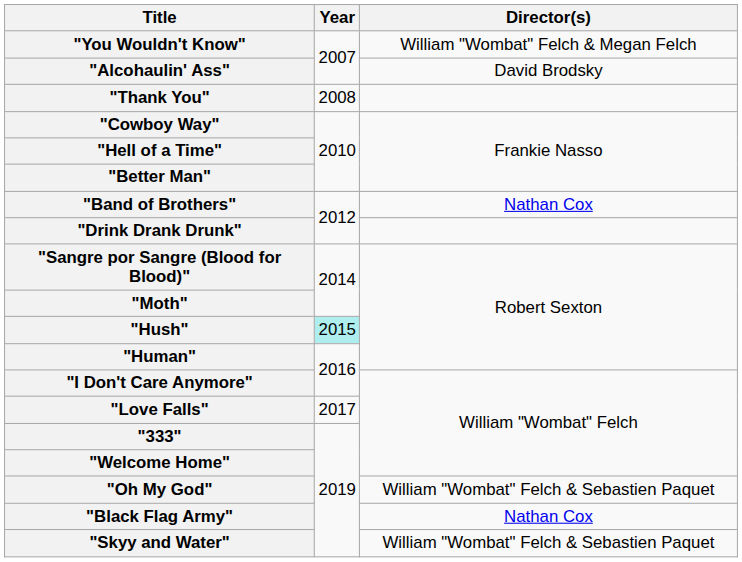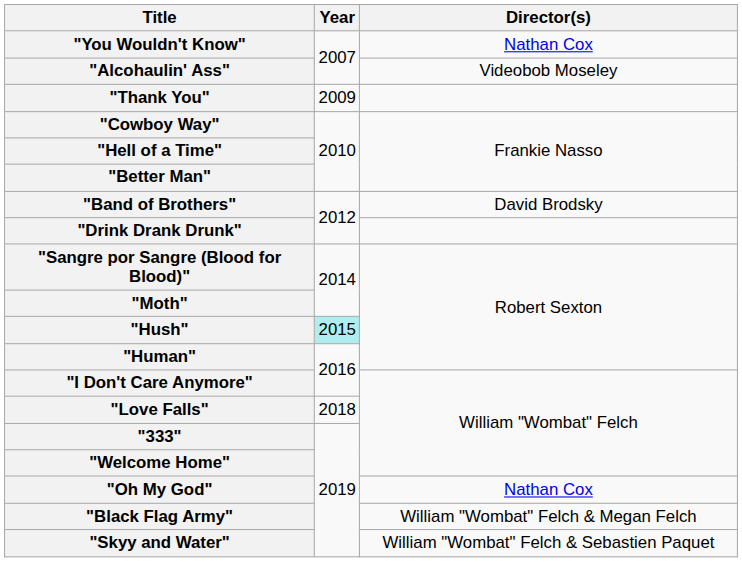(548, 44) William "Wombat" Felch & Megan Felch -> (548, 44) Nathan Cox
(548, 71) David Brodsky -> (548, 71) Videobob Moseley
(337, 97) 2008 -> (337, 97) 2009
(548, 204) Nathan Cox -> (548, 204) David Brodsky
(337, 409) 2017 -> (337, 409) 2018
(548, 489) William "Wombat" Felch & Sebastien Paquet -> (548, 489) Nathan Cox
(548, 516) Nathan Cox -> (548, 516) William "Wombat" Felch & Megan Felch
